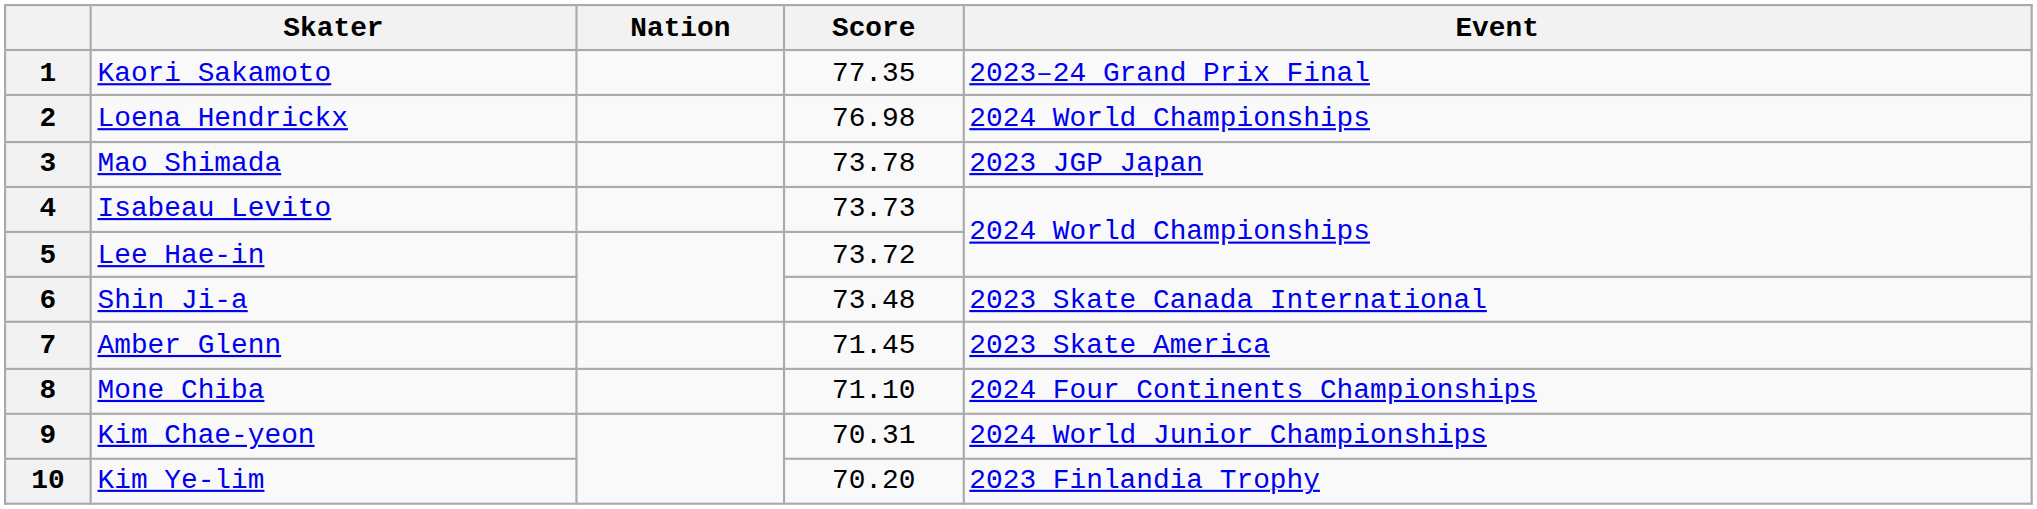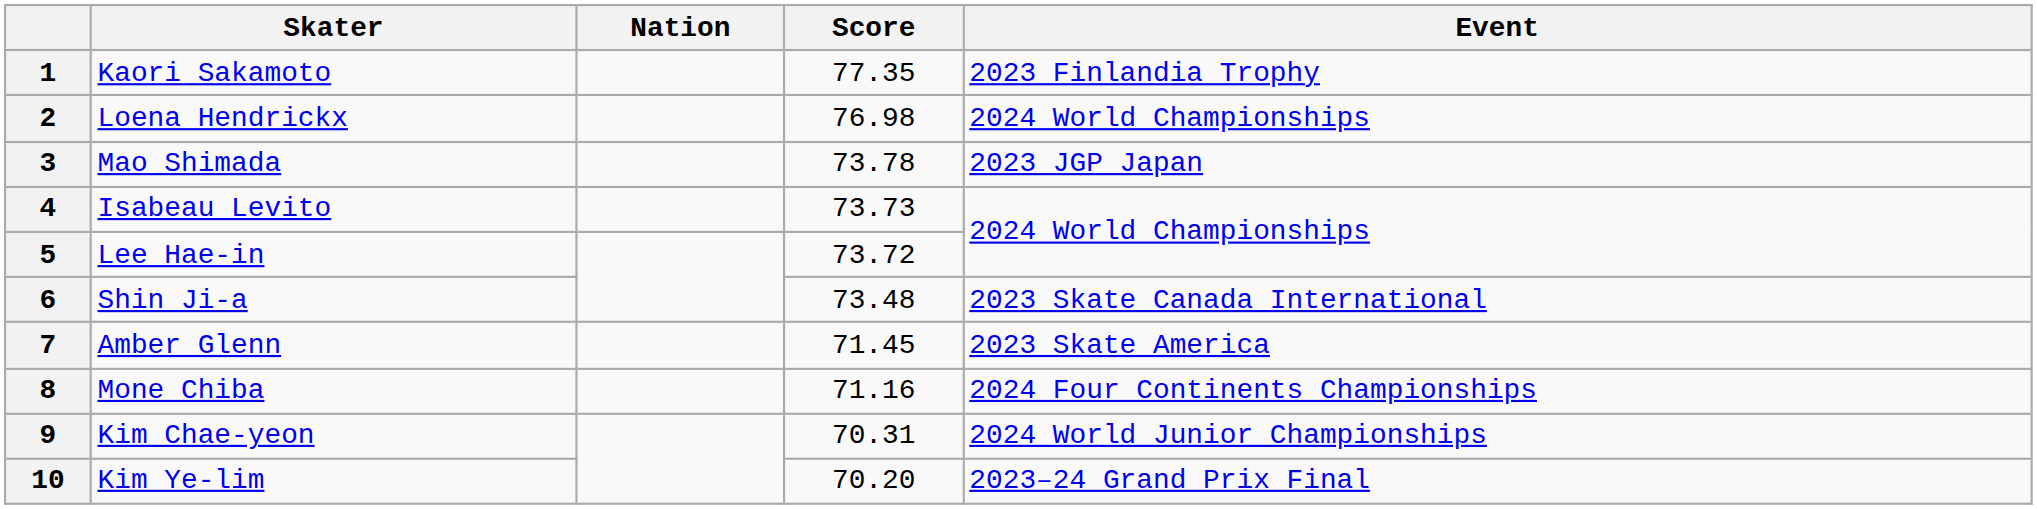(1170, 73) 2023–24 Grand Prix Final -> (1145, 73) 2023 Finlandia Trophy
(874, 390) 71.10 -> (874, 390) 71.16
(1145, 481) 2023 Finlandia Trophy -> (1170, 481) 2023–24 Grand Prix Final
